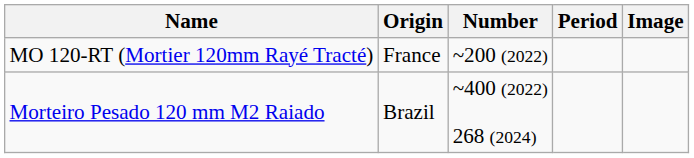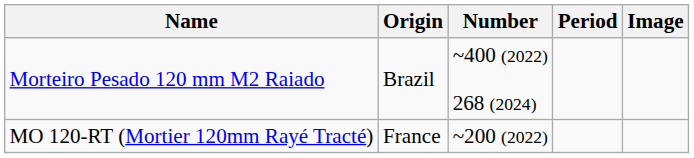rows swapped: (191, 54) <-> (167, 111)
